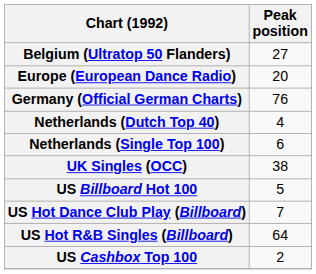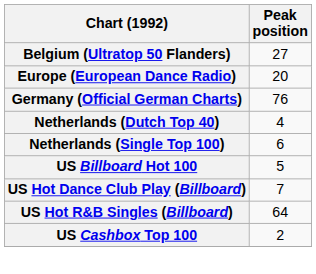- row: (127, 167)
